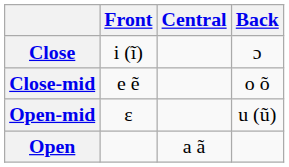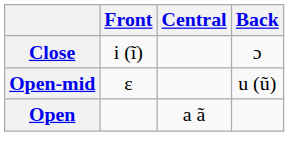- row: (52, 83)
